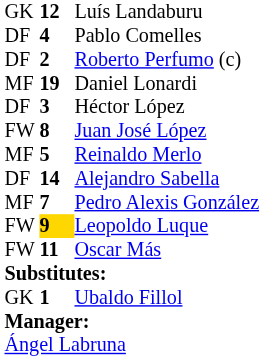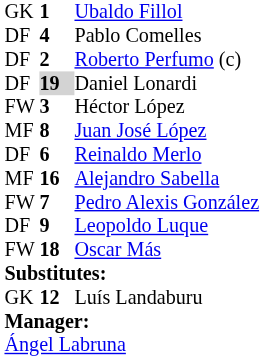rows swapped: (128, 297) <-> (139, 11)
(19, 83) MF -> (17, 83) DF
(50, 83) no background -> (50, 83) lightgrey background
(17, 106) DF -> (20, 106) FW
(20, 130) FW -> (19, 130) MF
(19, 154) MF -> (17, 154) DF
(45, 154) 5 -> (45, 154) 6
(17, 178) DF -> (19, 178) MF
(50, 178) 14 -> (50, 178) 16
(19, 202) MF -> (20, 202) FW
(20, 225) FW -> (17, 225) DF
(45, 225) gold background -> (45, 225) no background
(49, 249) 11 -> (50, 249) 18
